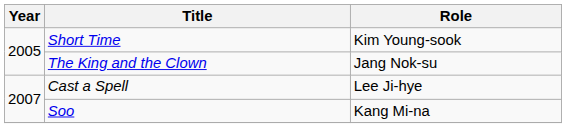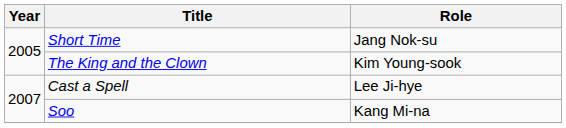(408, 39) Kim Young-sook -> (396, 39) Jang Nok-su
(396, 63) Jang Nok-su -> (408, 63) Kim Young-sook
